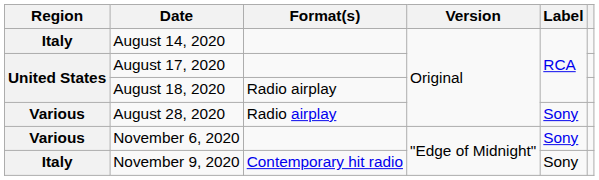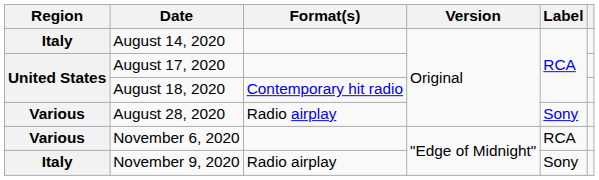(292, 89) Radio airplay -> (325, 89) Contemporary hit radio
(561, 138) Sony -> (560, 138) RCA
(325, 162) Contemporary hit radio -> (292, 162) Radio airplay
